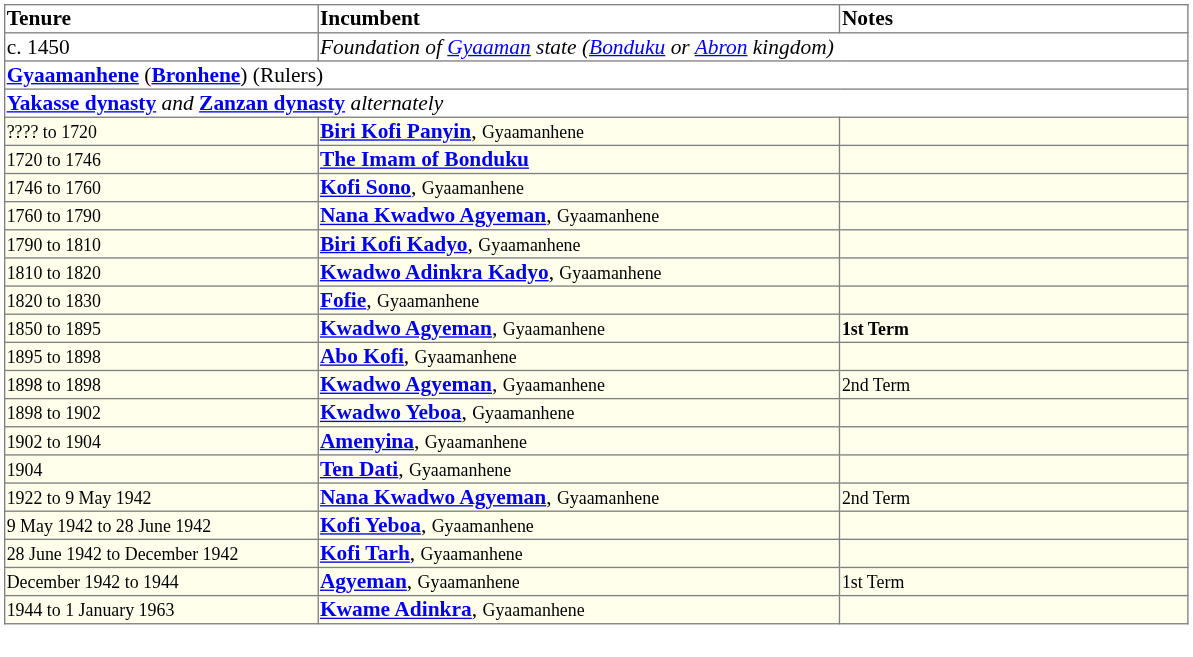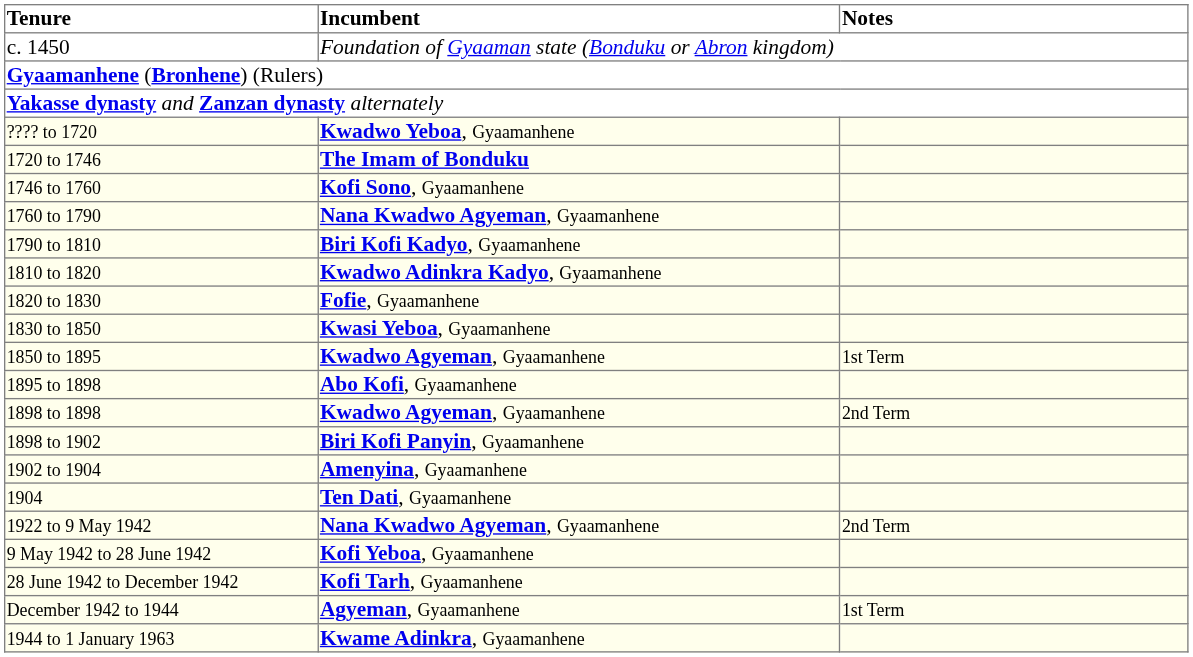(452, 131) Biri Kofi Panyin, Gyaamanhene -> (447, 131) Kwadwo Yeboa, Gyaamanhene
+ row: (54, 329)
(875, 328) bold -> (873, 357) normal
(447, 412) Kwadwo Yeboa, Gyaamanhene -> (452, 440) Biri Kofi Panyin, Gyaamanhene
